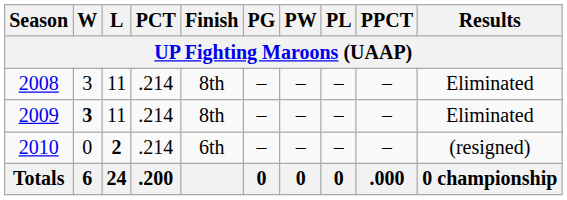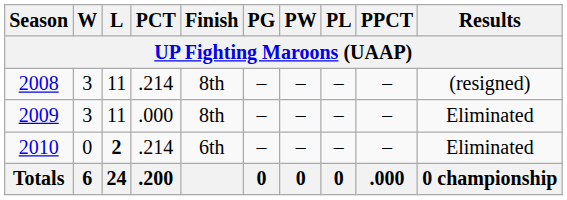(490, 83) Eliminated -> (490, 83) (resigned)
(87, 115) bold -> (87, 115) normal
(156, 115) .214 -> (156, 115) .000
(490, 147) (resigned) -> (490, 147) Eliminated
